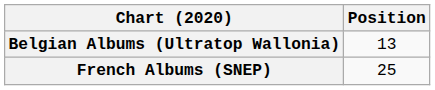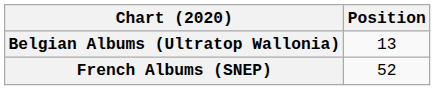(387, 71) 25 -> (387, 71) 52
